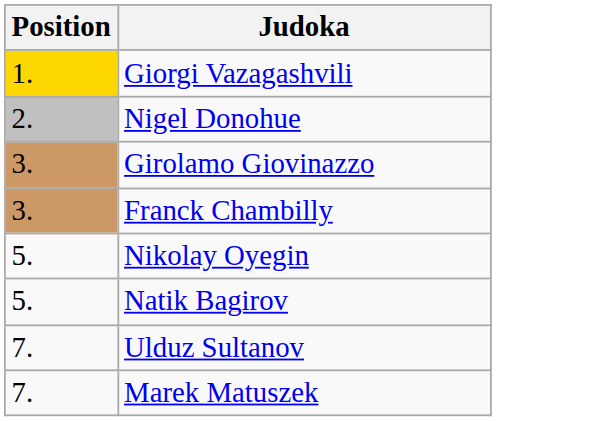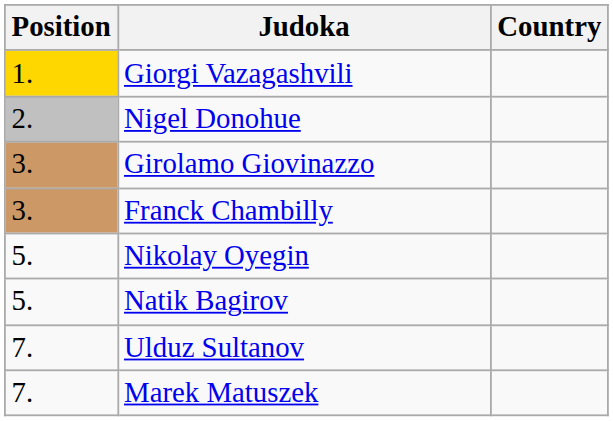+ column: (549, 27)
